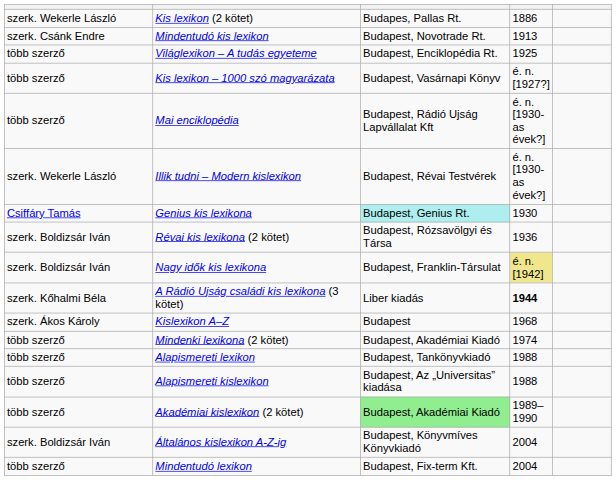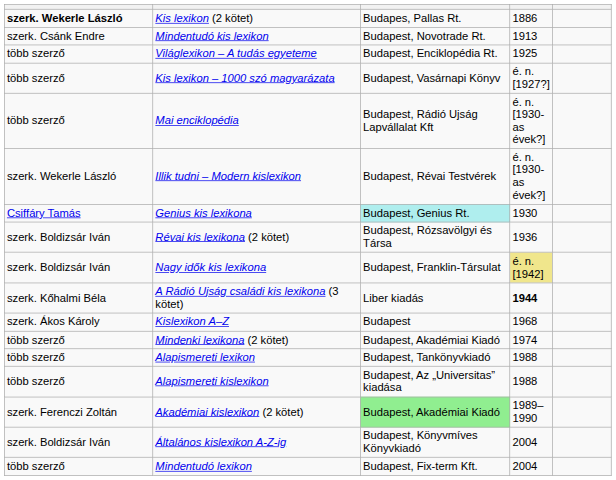(62, 18) normal -> (65, 18) bold
(36, 412) több szerző -> (62, 412) szerk. Ferenczi Zoltán
